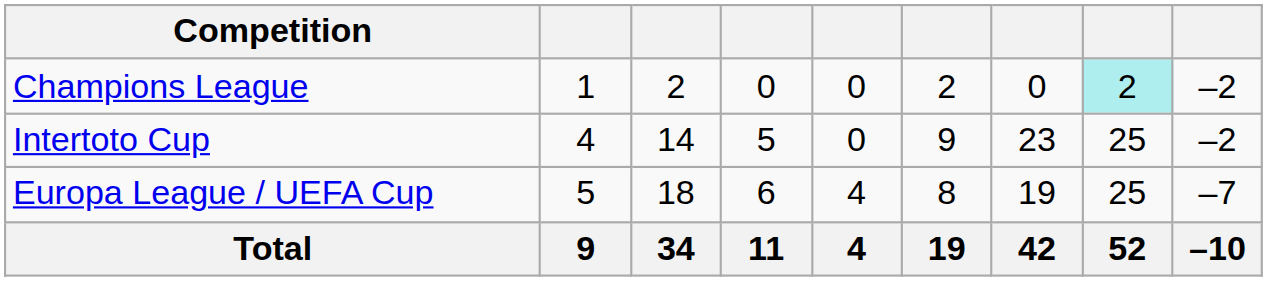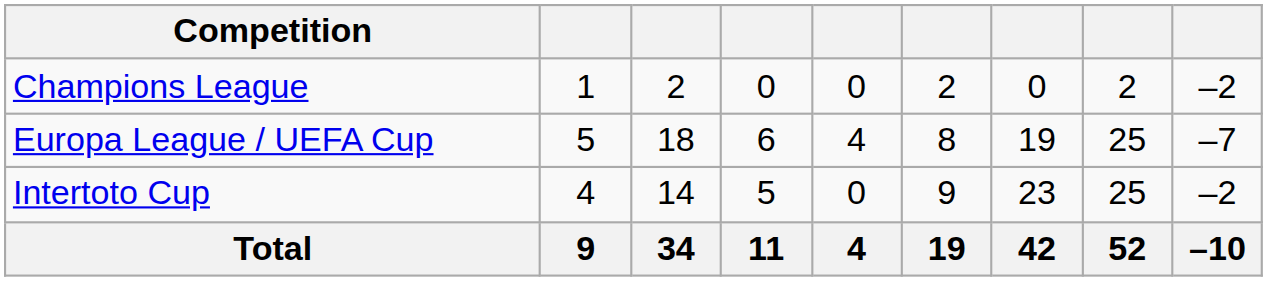(1127, 85) paleturquoise background -> (1127, 85) no background
rows swapped: (223, 193) <-> (111, 139)
